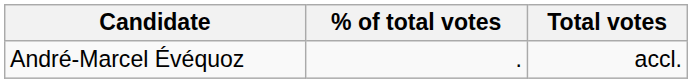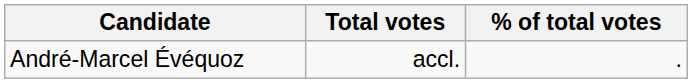columns swapped: (607, 22) <-> (416, 22)
